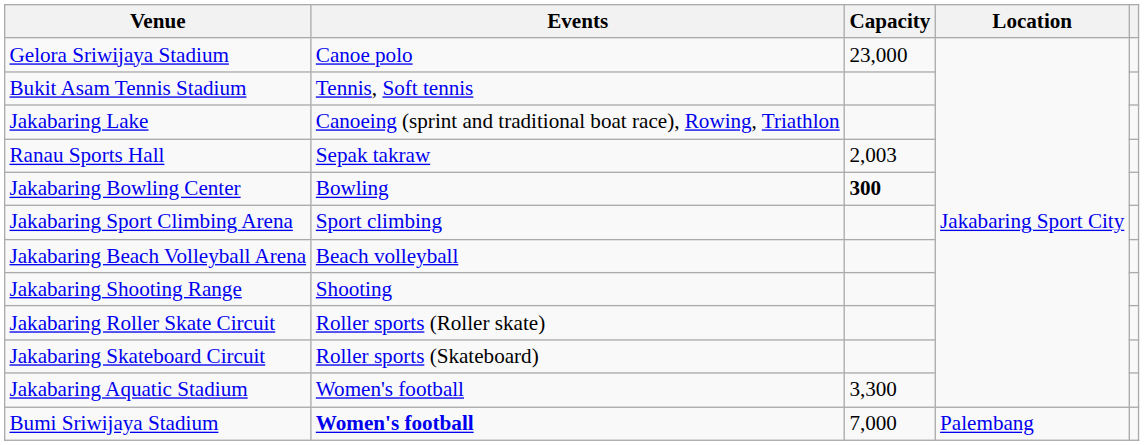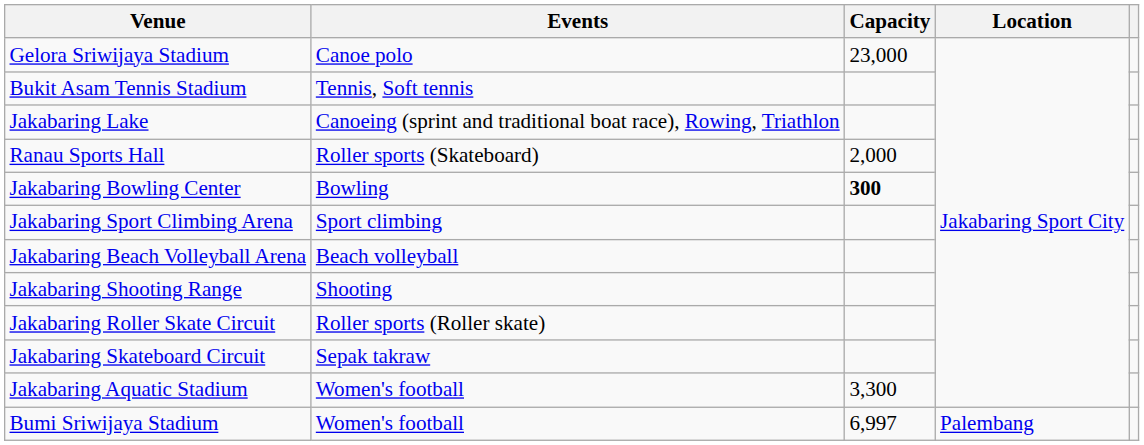(373, 155) Sepak takraw -> (427, 155) Roller sports (Skateboard)
(873, 155) 2,003 -> (873, 155) 2,000
(427, 356) Roller sports (Skateboard) -> (373, 356) Sepak takraw
(395, 423) bold -> (390, 423) normal
(873, 423) 7,000 -> (873, 423) 6,997
